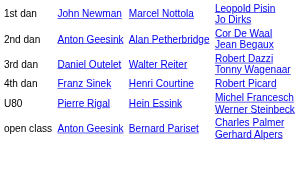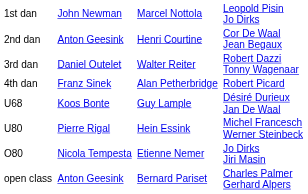(168, 39) Alan Petherbridge -> (168, 39) Henri Courtine
(160, 84) Henri Courtine -> (176, 84) Alan Petherbridge
+ row: (13, 103)
+ row: (13, 154)
